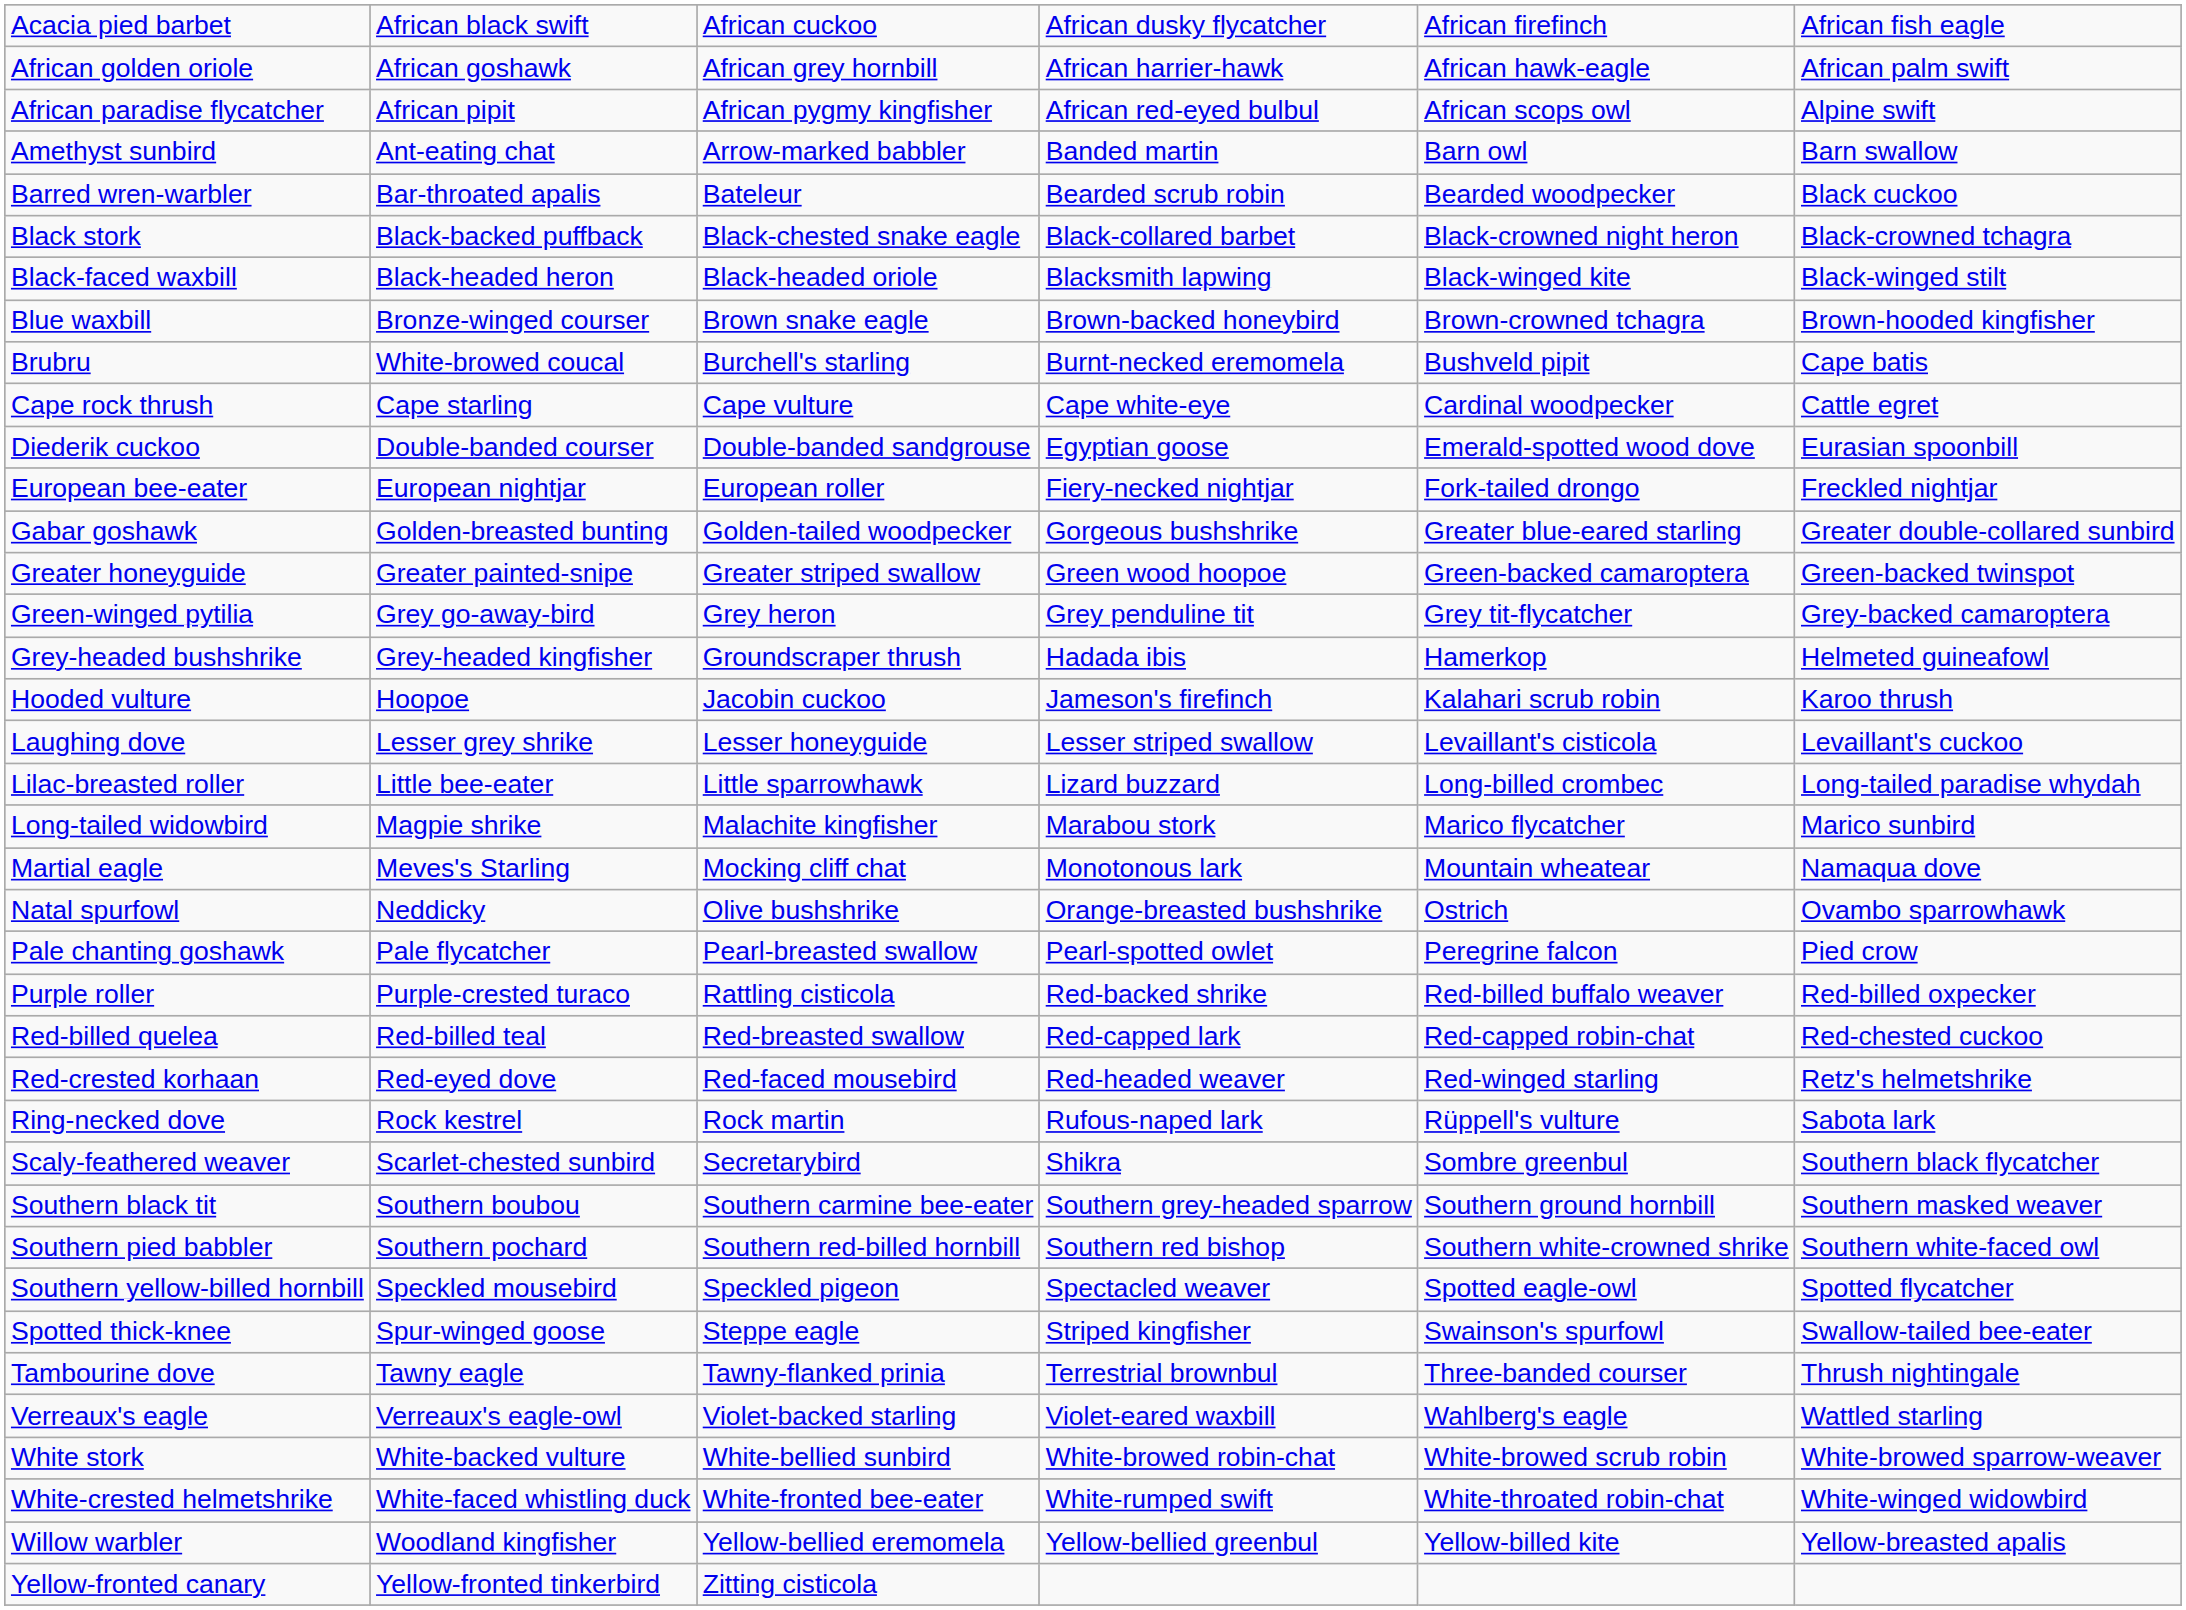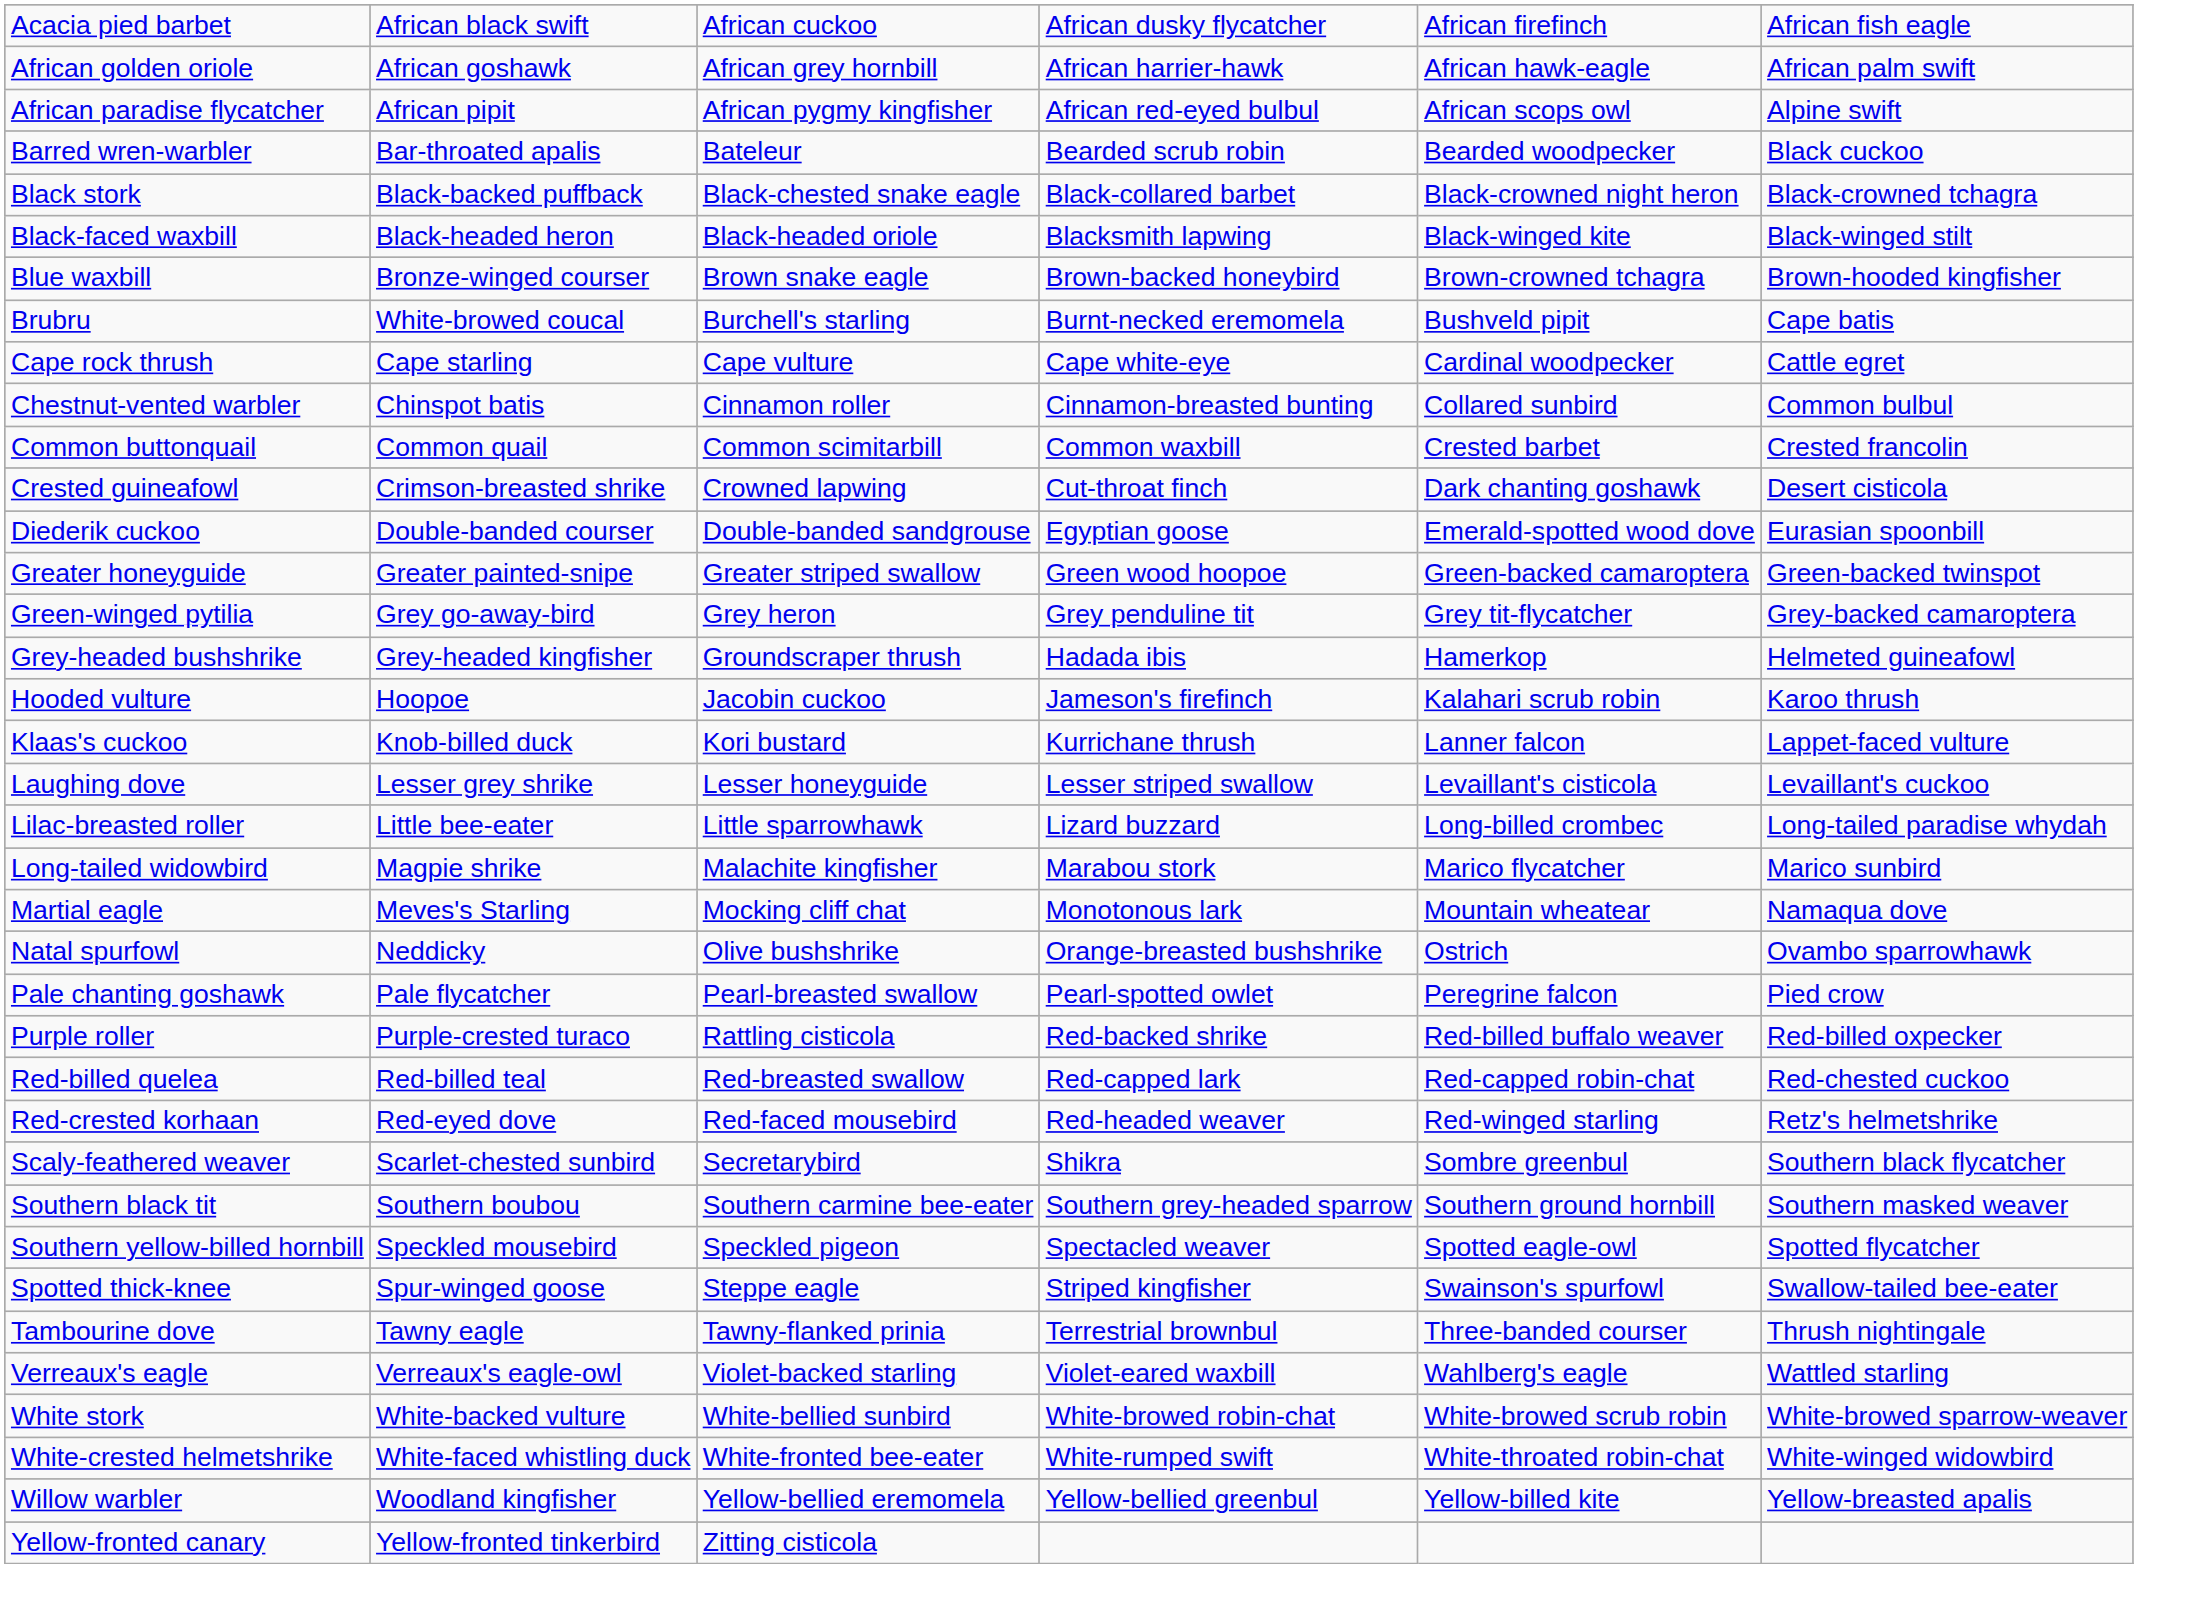- row: (114, 151)
+ row: (156, 404)
+ row: (133, 446)
+ row: (125, 488)
- row: (129, 488)
- row: (104, 531)
+ row: (99, 741)
- row: (118, 1120)
- row: (142, 1247)
